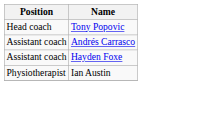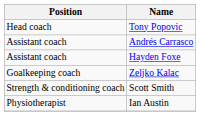+ row: (154, 73)
+ row: (152, 88)
